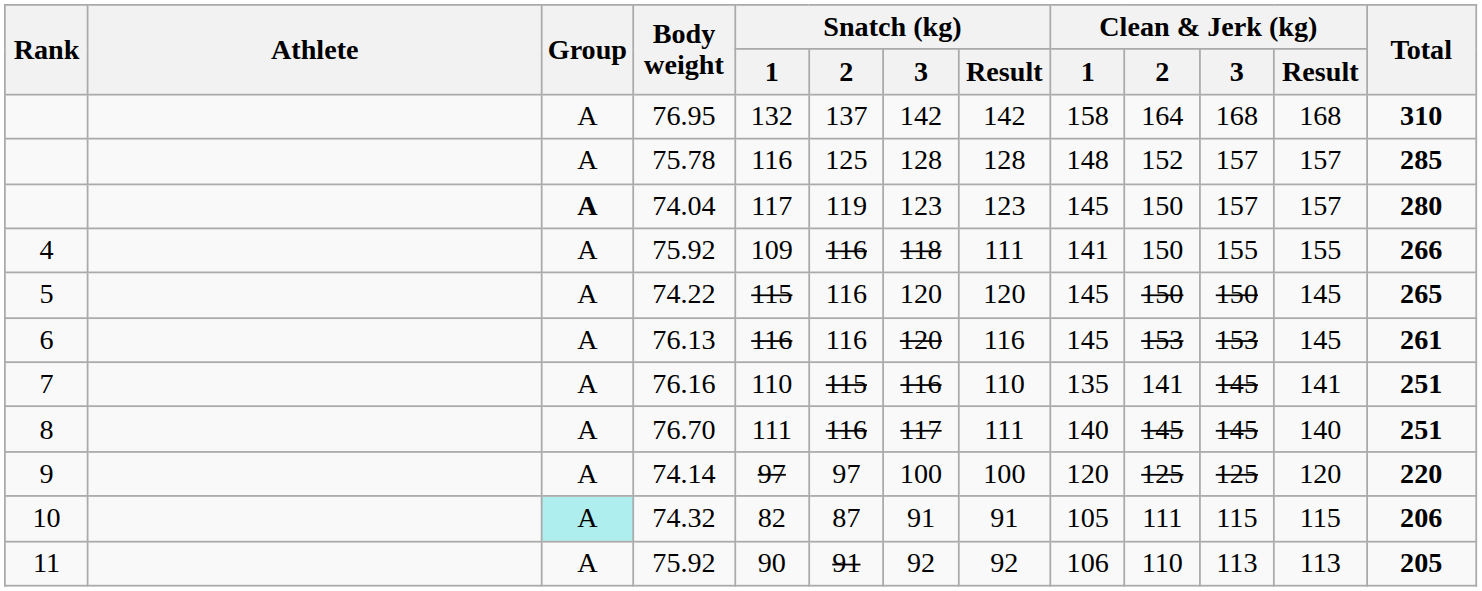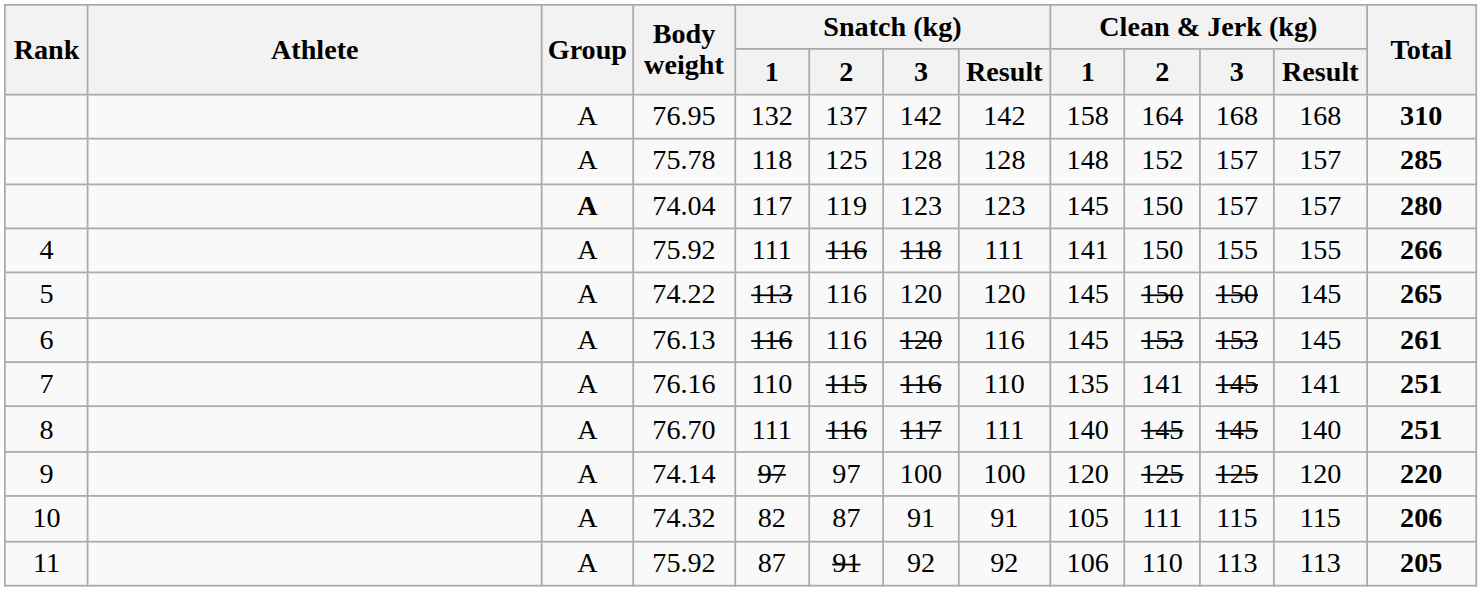(772, 160) 116 -> (772, 160) 118
(772, 250) 109 -> (772, 250) 111
(772, 294) 115 -> (772, 294) 113
(587, 518) paleturquoise background -> (587, 518) no background
(772, 562) 90 -> (772, 562) 87
